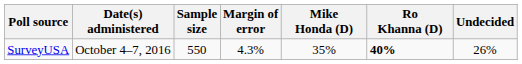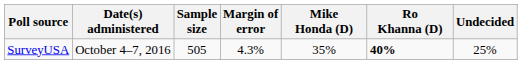(197, 49) 550 -> (197, 49) 505
(485, 49) 26% -> (485, 49) 25%
